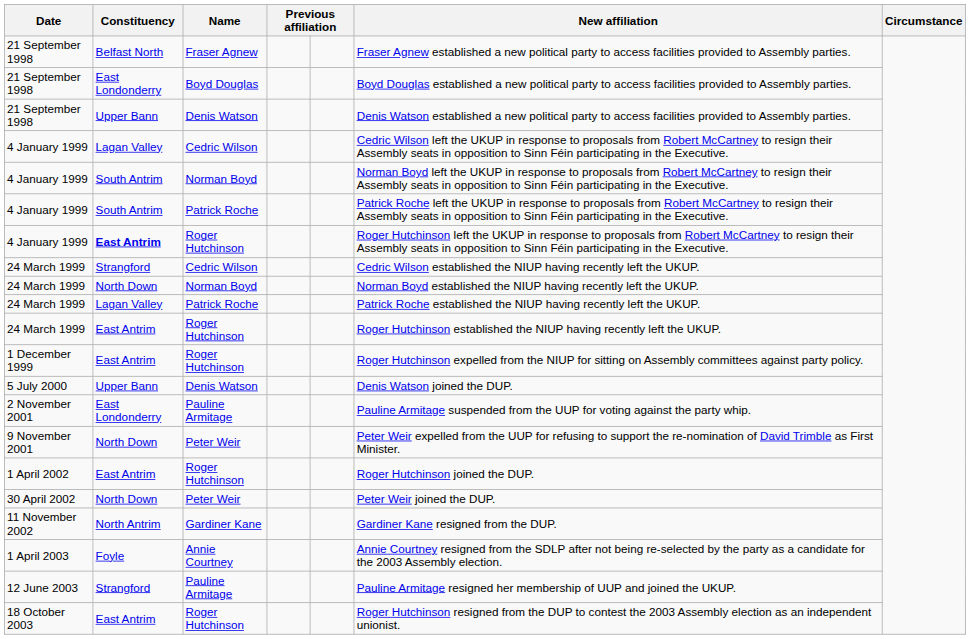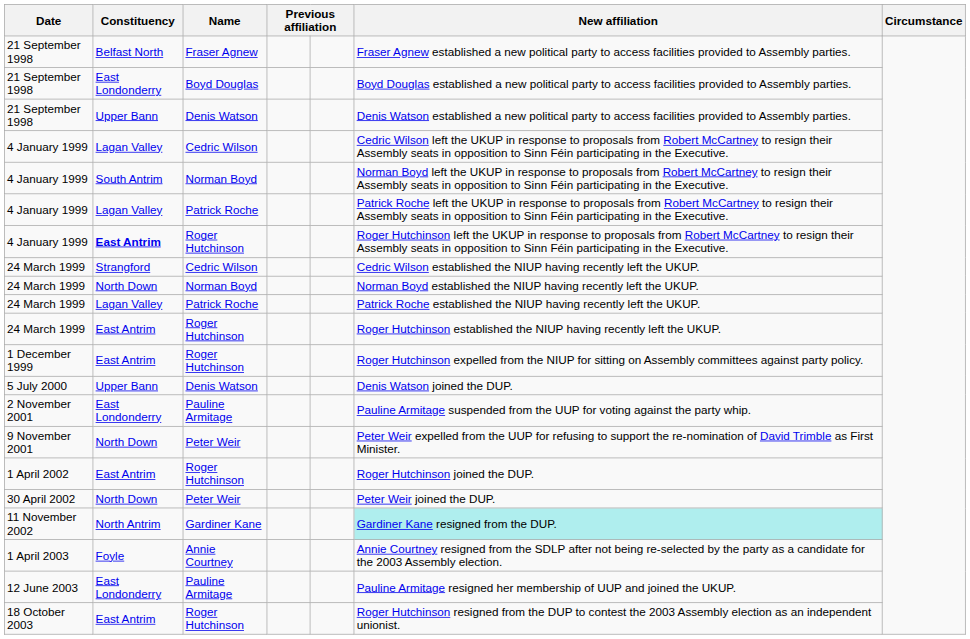(129, 210) South Antrim -> (129, 210) Lagan Valley
(457, 524) no background -> (457, 524) paleturquoise background
(123, 587) Strangford -> (128, 587) East Londonderry
